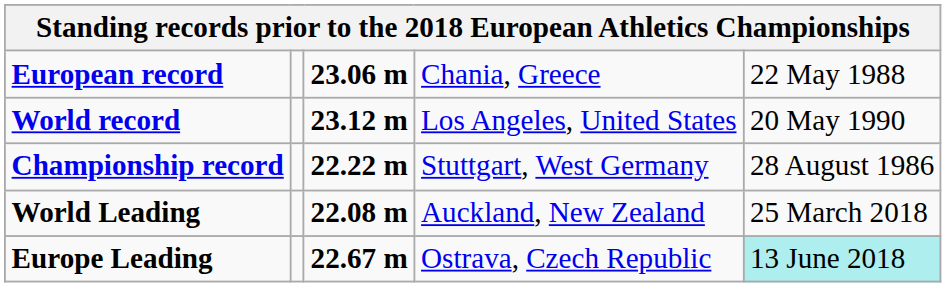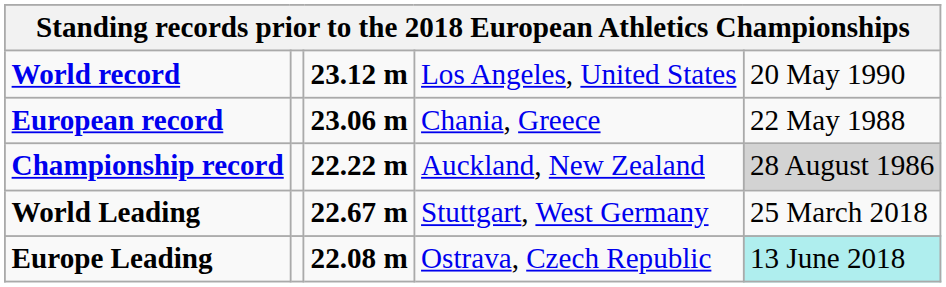rows swapped: (96, 119) <-> (117, 73)
(565, 166) Stuttgart, West Germany -> (563, 166) Auckland, New Zealand
(842, 166) no background -> (842, 166) lightgrey background
(359, 212) 22.08 m -> (359, 212) 22.67 m
(563, 212) Auckland, New Zealand -> (565, 212) Stuttgart, West Germany
(359, 258) 22.67 m -> (359, 258) 22.08 m
